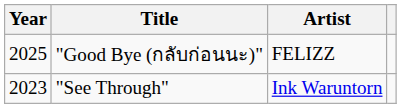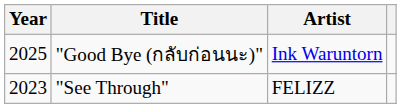(303, 53) FELIZZ -> (327, 53) Ink Waruntorn
(327, 88) Ink Waruntorn -> (303, 88) FELIZZ
